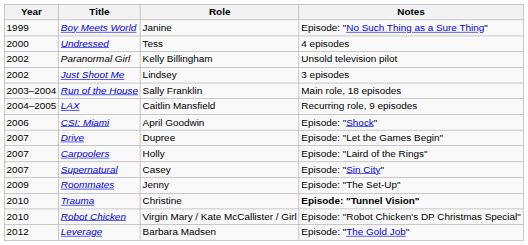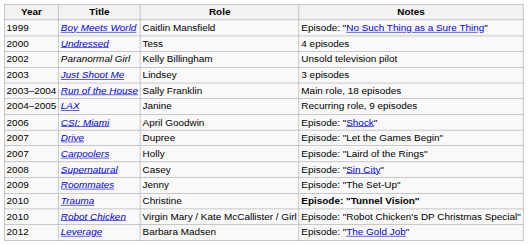(157, 28) Janine -> (179, 28) Caitlin Mansfield
(18, 75) 2002 -> (18, 75) 2003
(179, 106) Caitlin Mansfield -> (157, 106) Janine
(18, 169) 2007 -> (18, 169) 2008
